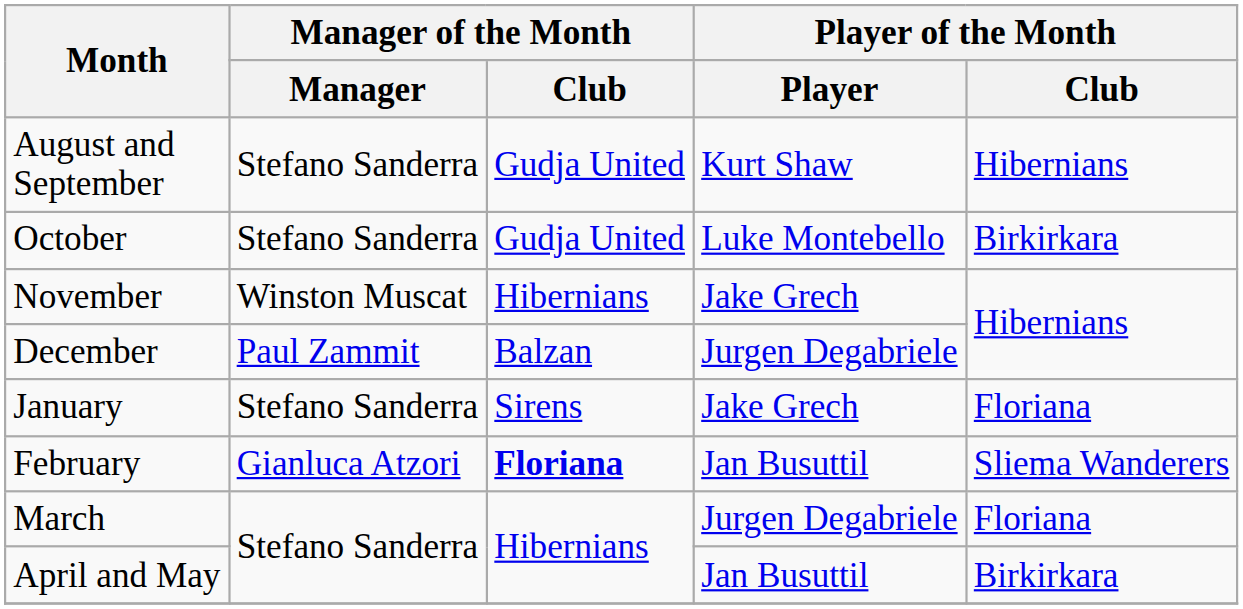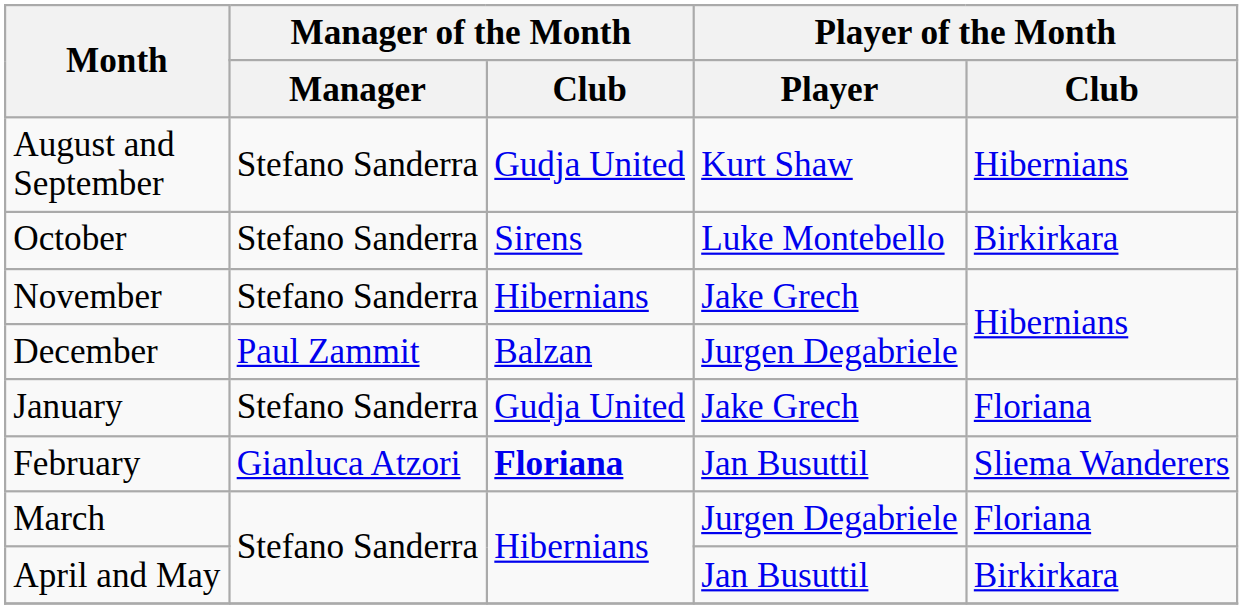(590, 239) Gudja United -> (538, 239) Sirens
(352, 295) Winston Muscat -> (357, 295) Stefano Sanderra
(538, 406) Sirens -> (590, 406) Gudja United
